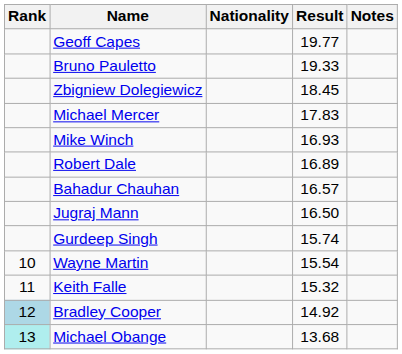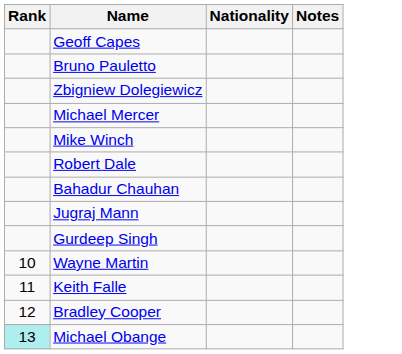- column: (320, 16)
(27, 312) lightblue background -> (27, 312) no background
